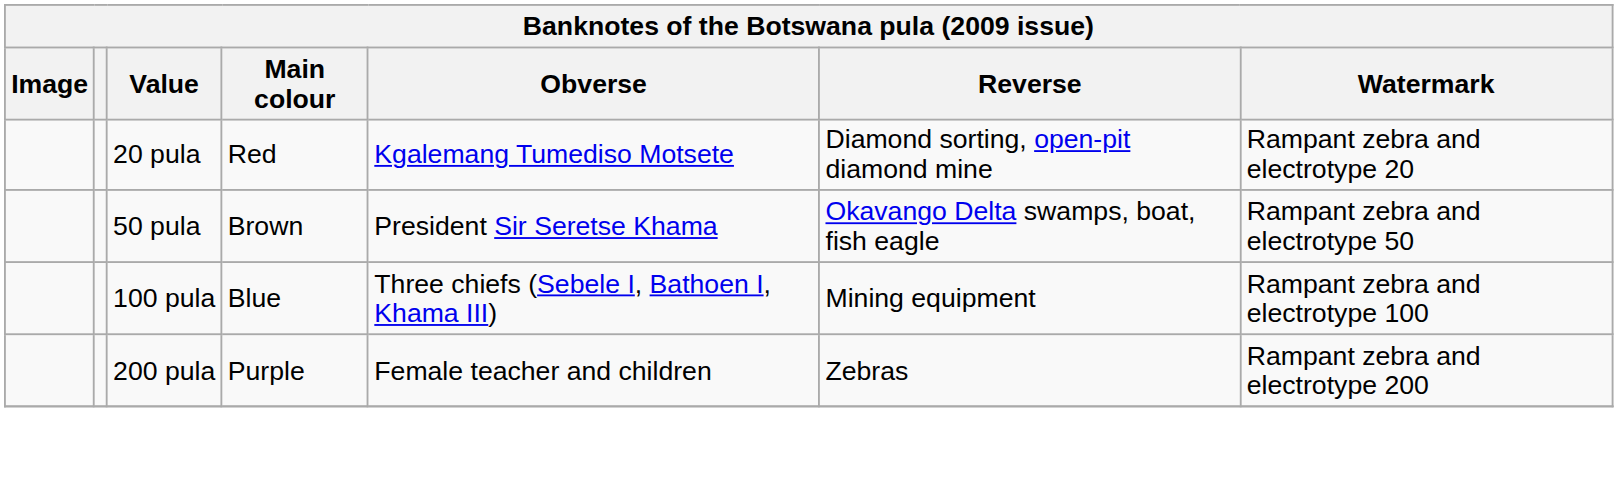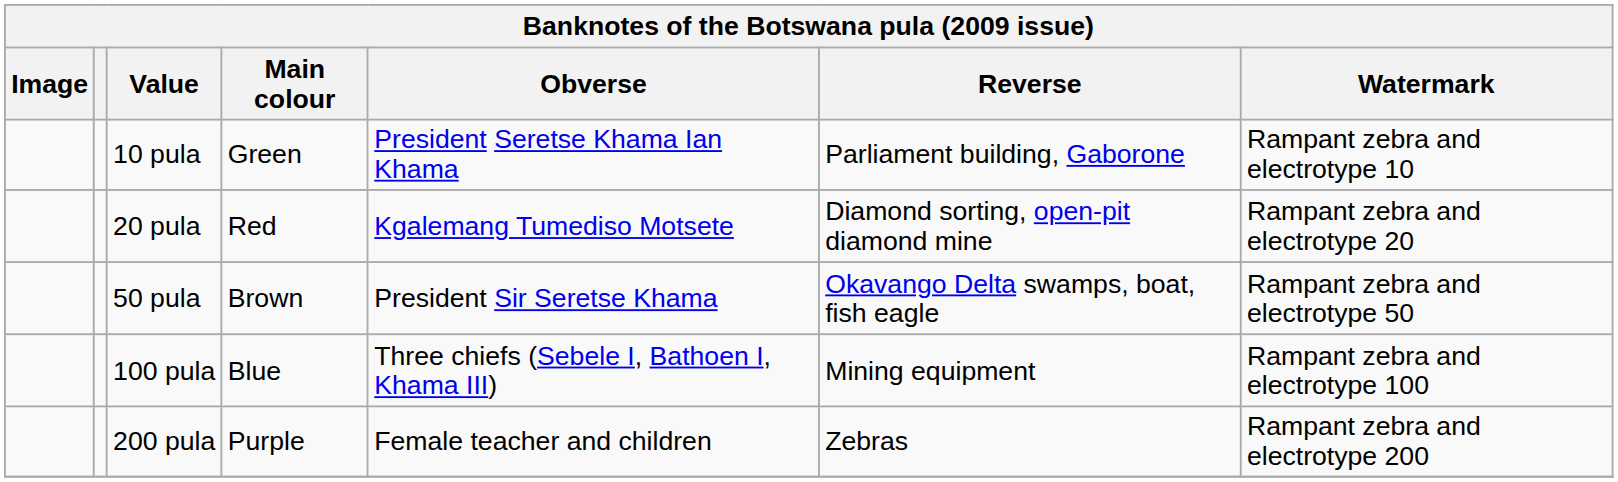+ row: (157, 155)
